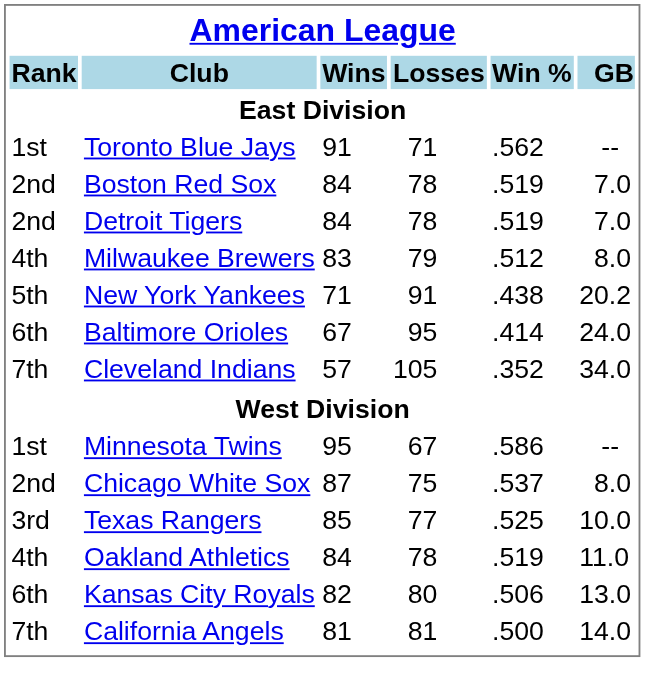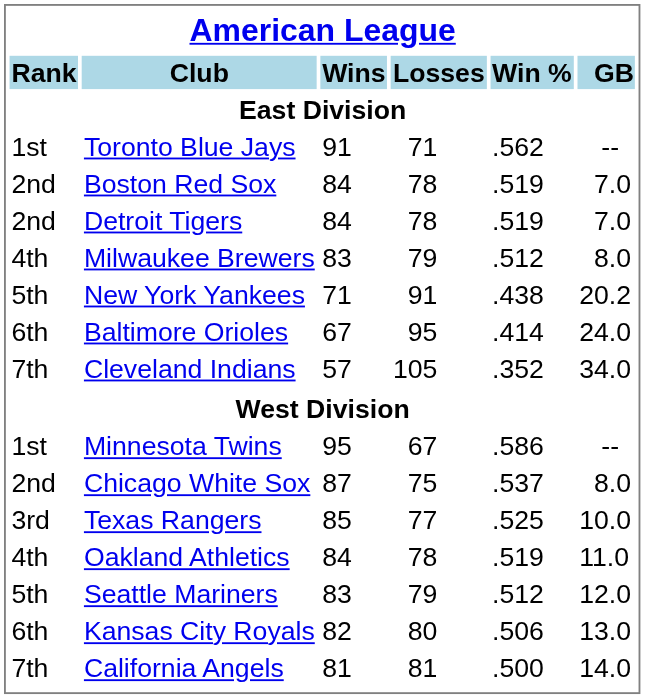+ row: (181, 594)
